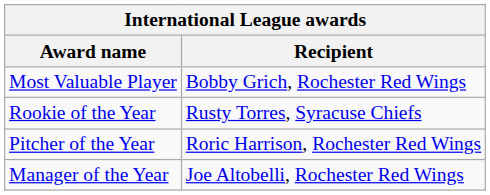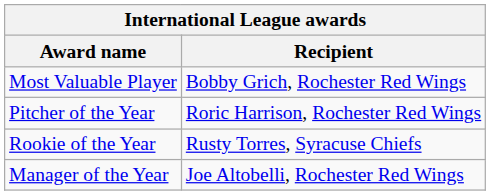rows swapped: (82, 143) <-> (82, 112)
